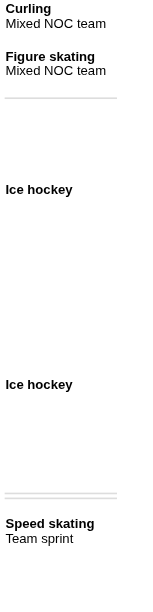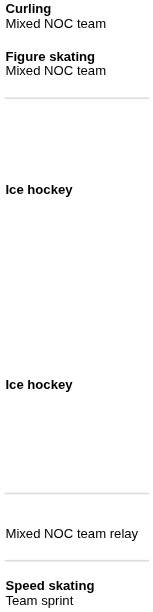+ row: (72, 533)
